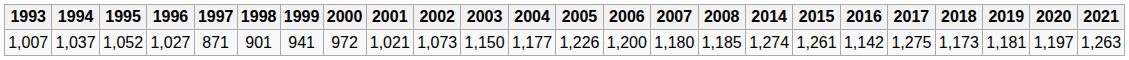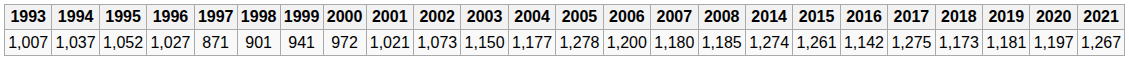(579, 42) 1,226 -> (579, 42) 1,278
(1101, 42) 1,263 -> (1101, 42) 1,267
